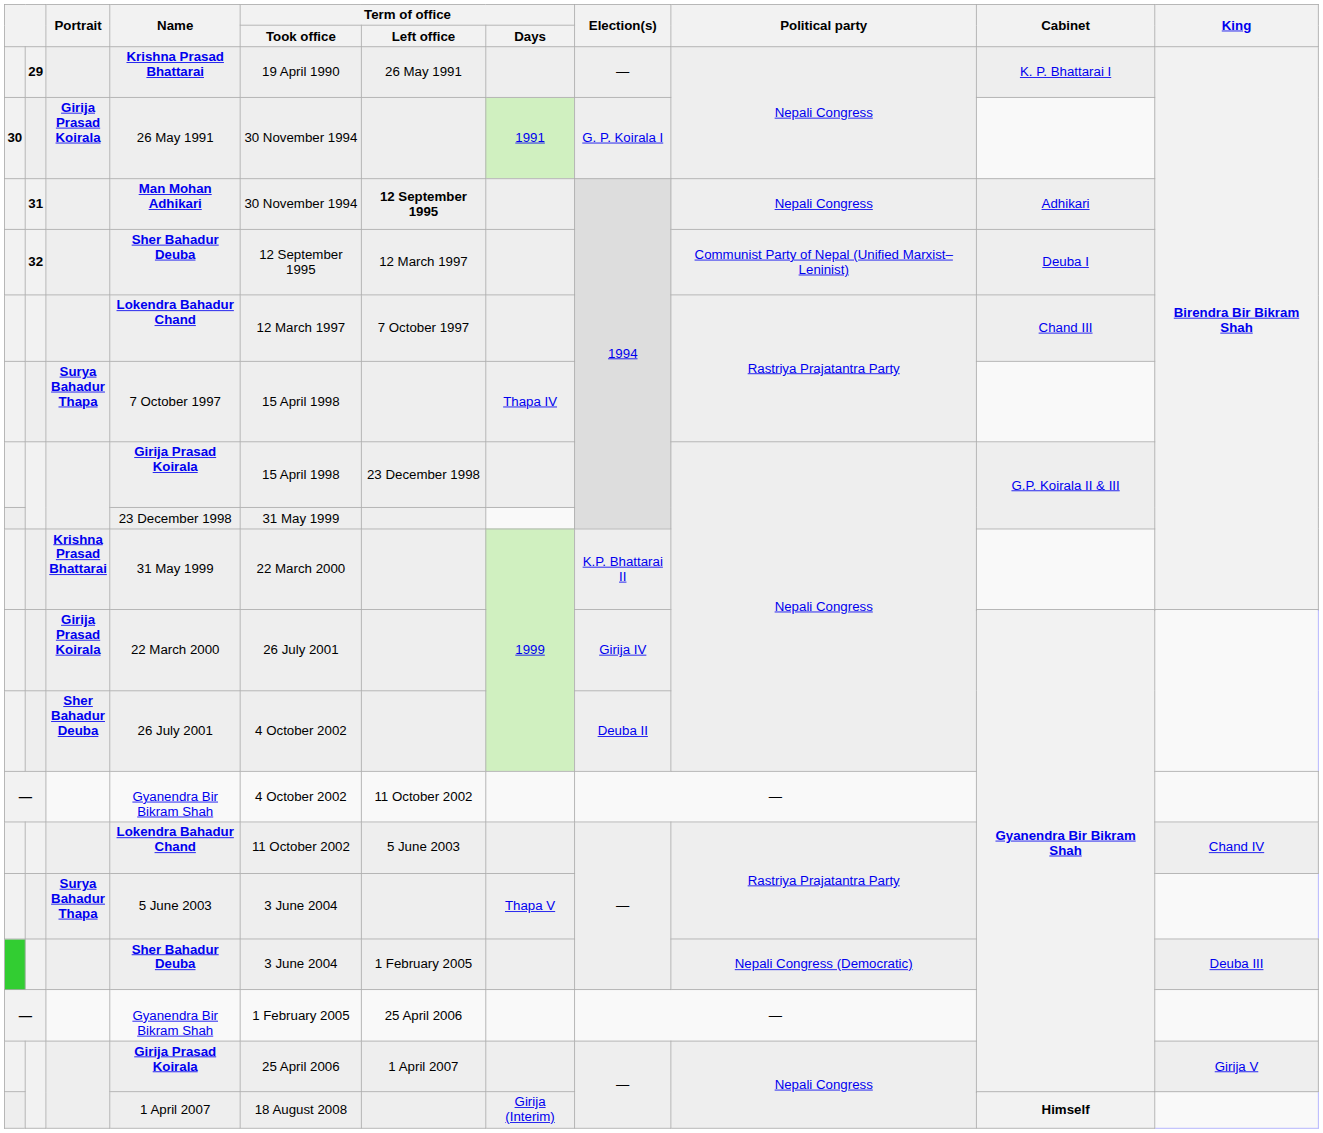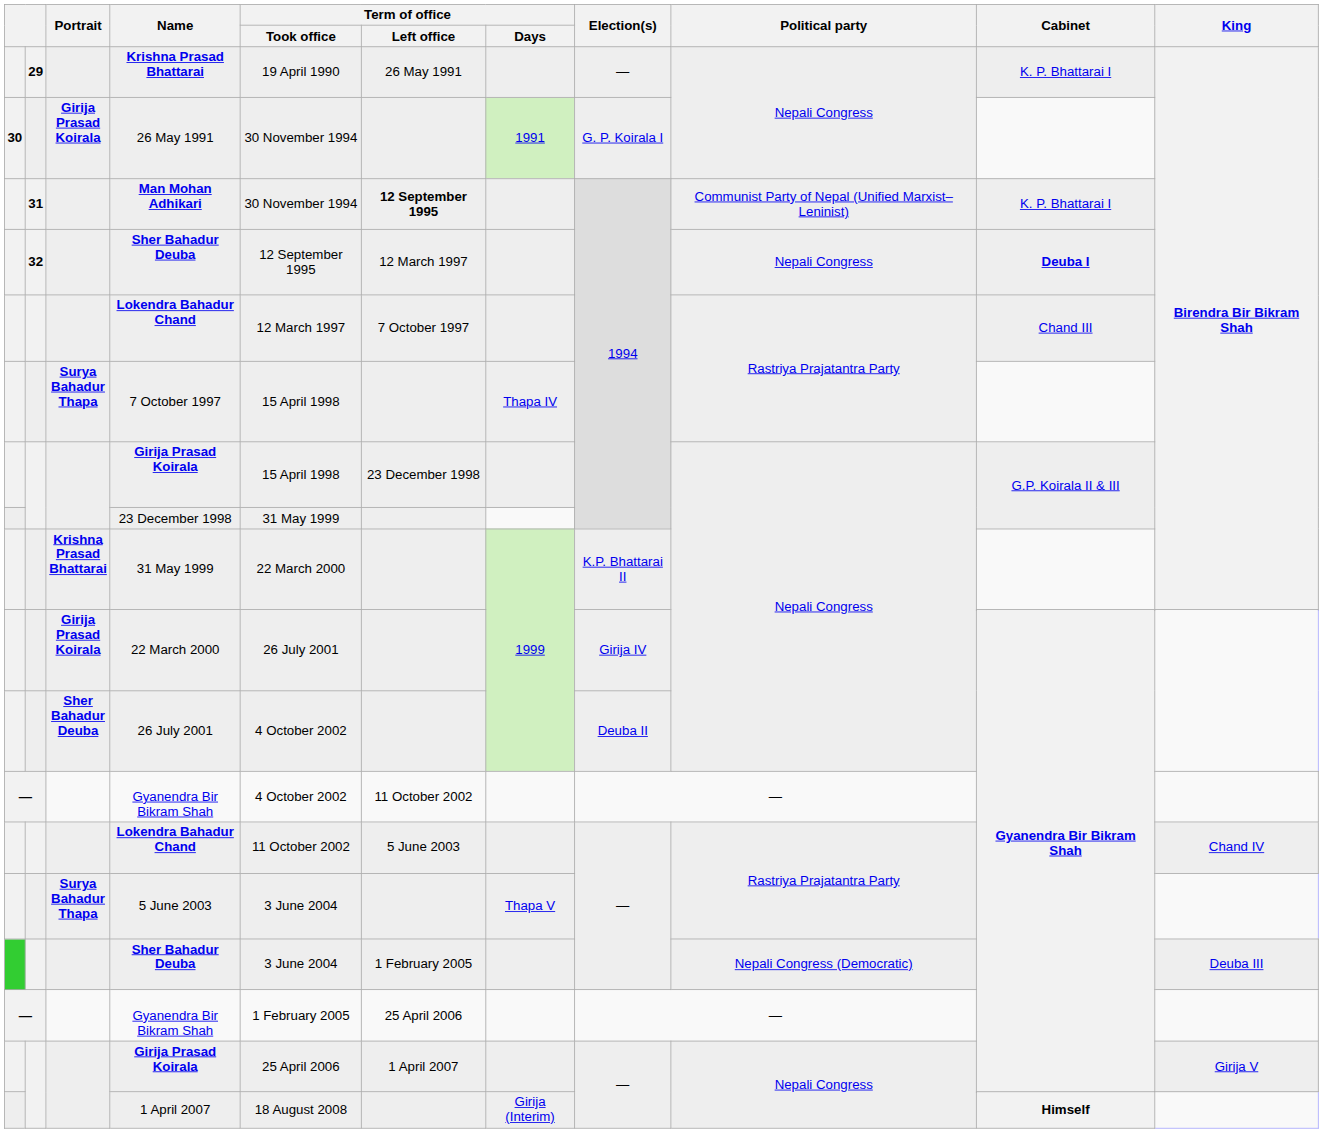(824, 203) Nepali Congress -> (824, 203) Communist Party of Nepal (Unified Marxist–Leninist)
(1066, 203) Adhikari -> (1066, 203) K. P. Bhattarai I
(824, 262) Communist Party of Nepal (Unified Marxist–Leninist) -> (824, 262) Nepali Congress
(1066, 262) normal -> (1066, 262) bold
